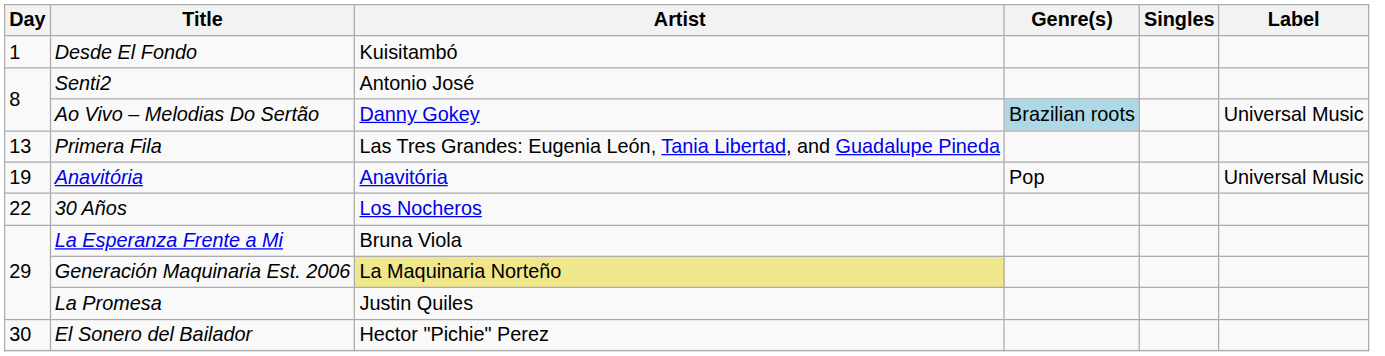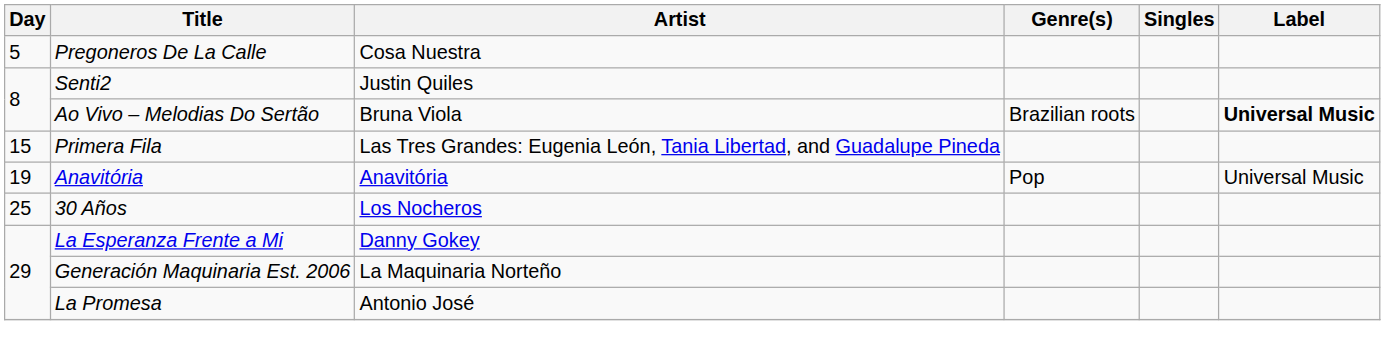- row: (126, 51)
+ row: (161, 51)
(417, 83) Antonio José -> (416, 83) Justin Quiles
(420, 114) Danny Gokey -> (411, 114) Bruna Viola
(1072, 114) lightblue background -> (1072, 114) no background
(1294, 114) normal -> (1299, 114) bold
(20, 146) 13 -> (20, 146) 15
(20, 209) 22 -> (20, 209) 25
(411, 240) Bruna Viola -> (420, 240) Danny Gokey
(460, 271) khaki background -> (460, 271) no background
(416, 303) Justin Quiles -> (417, 303) Antonio José
- row: (153, 334)
